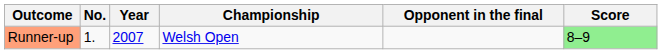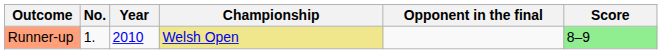(128, 37) 2007 -> (128, 37) 2010
(201, 37) no background -> (201, 37) khaki background
